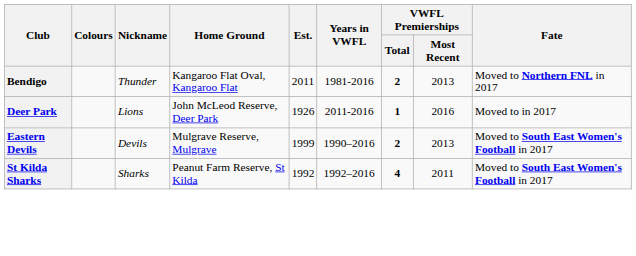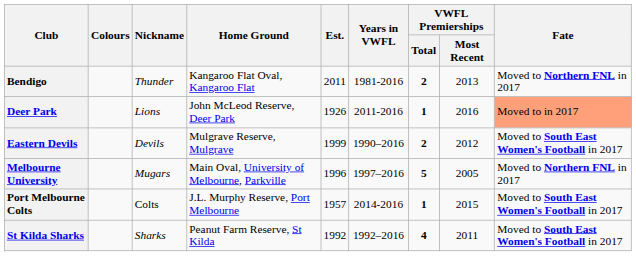(516, 112) no background -> (538, 112) lightsalmon background
(443, 143) 2013 -> (467, 143) 2012
+ row: (34, 173)
+ row: (46, 204)
